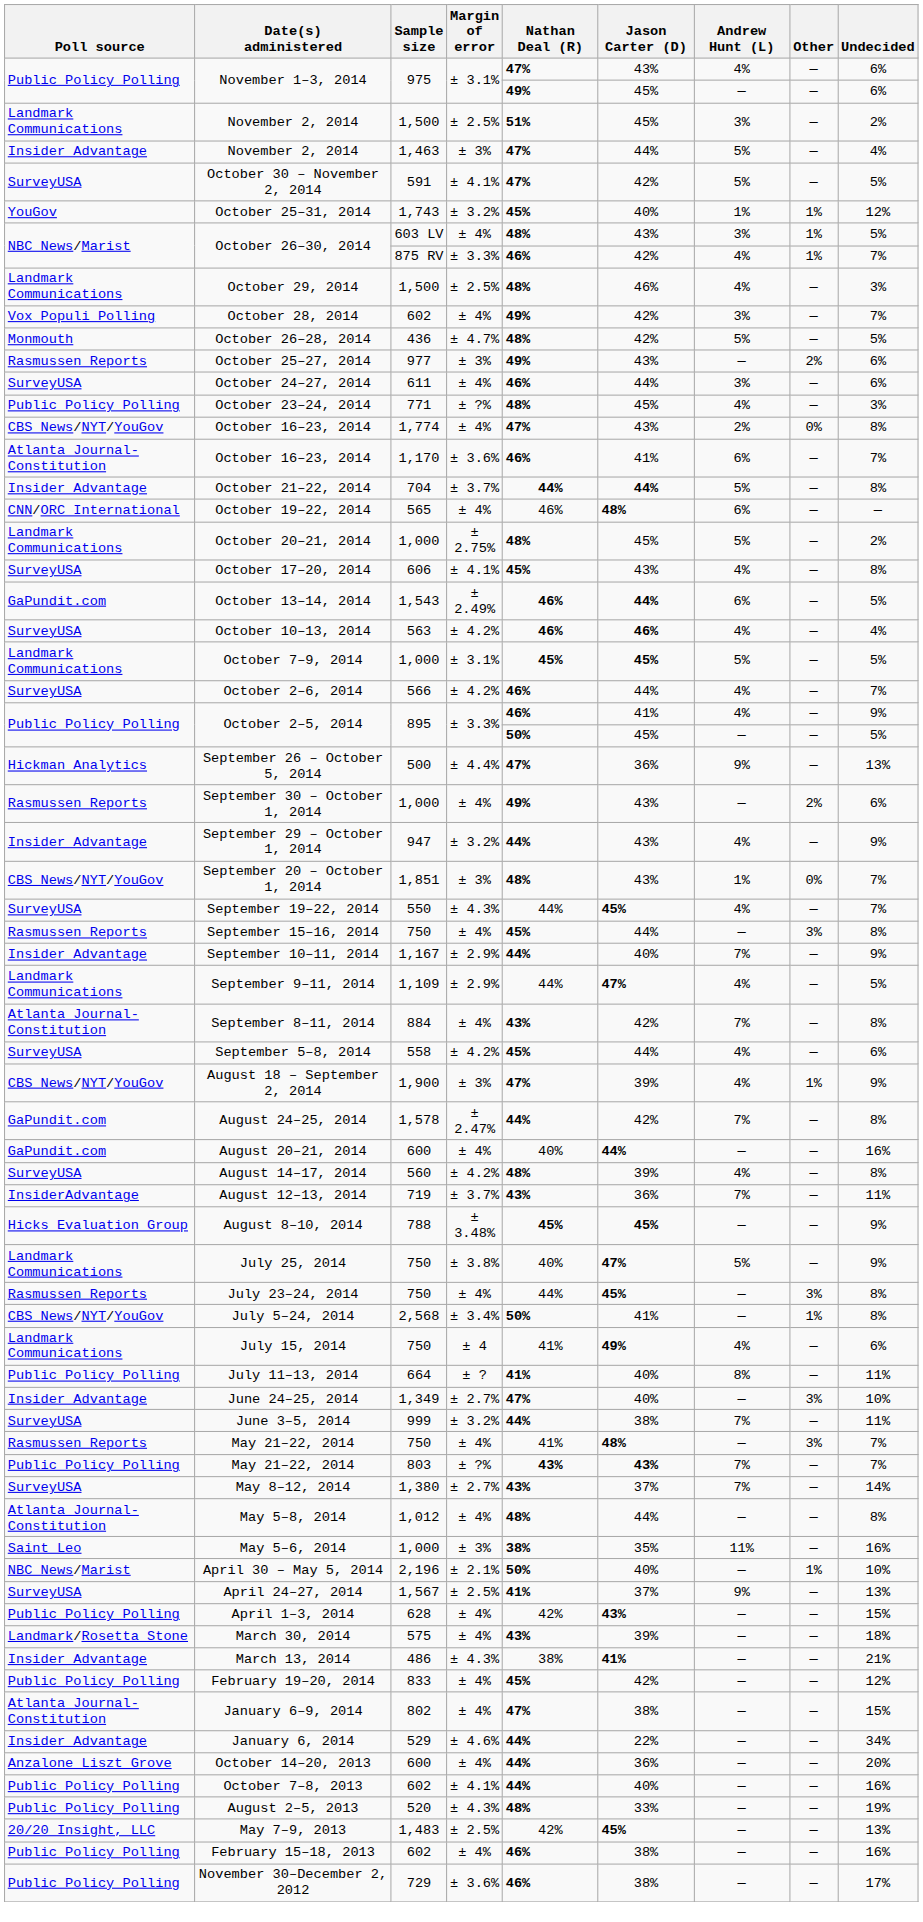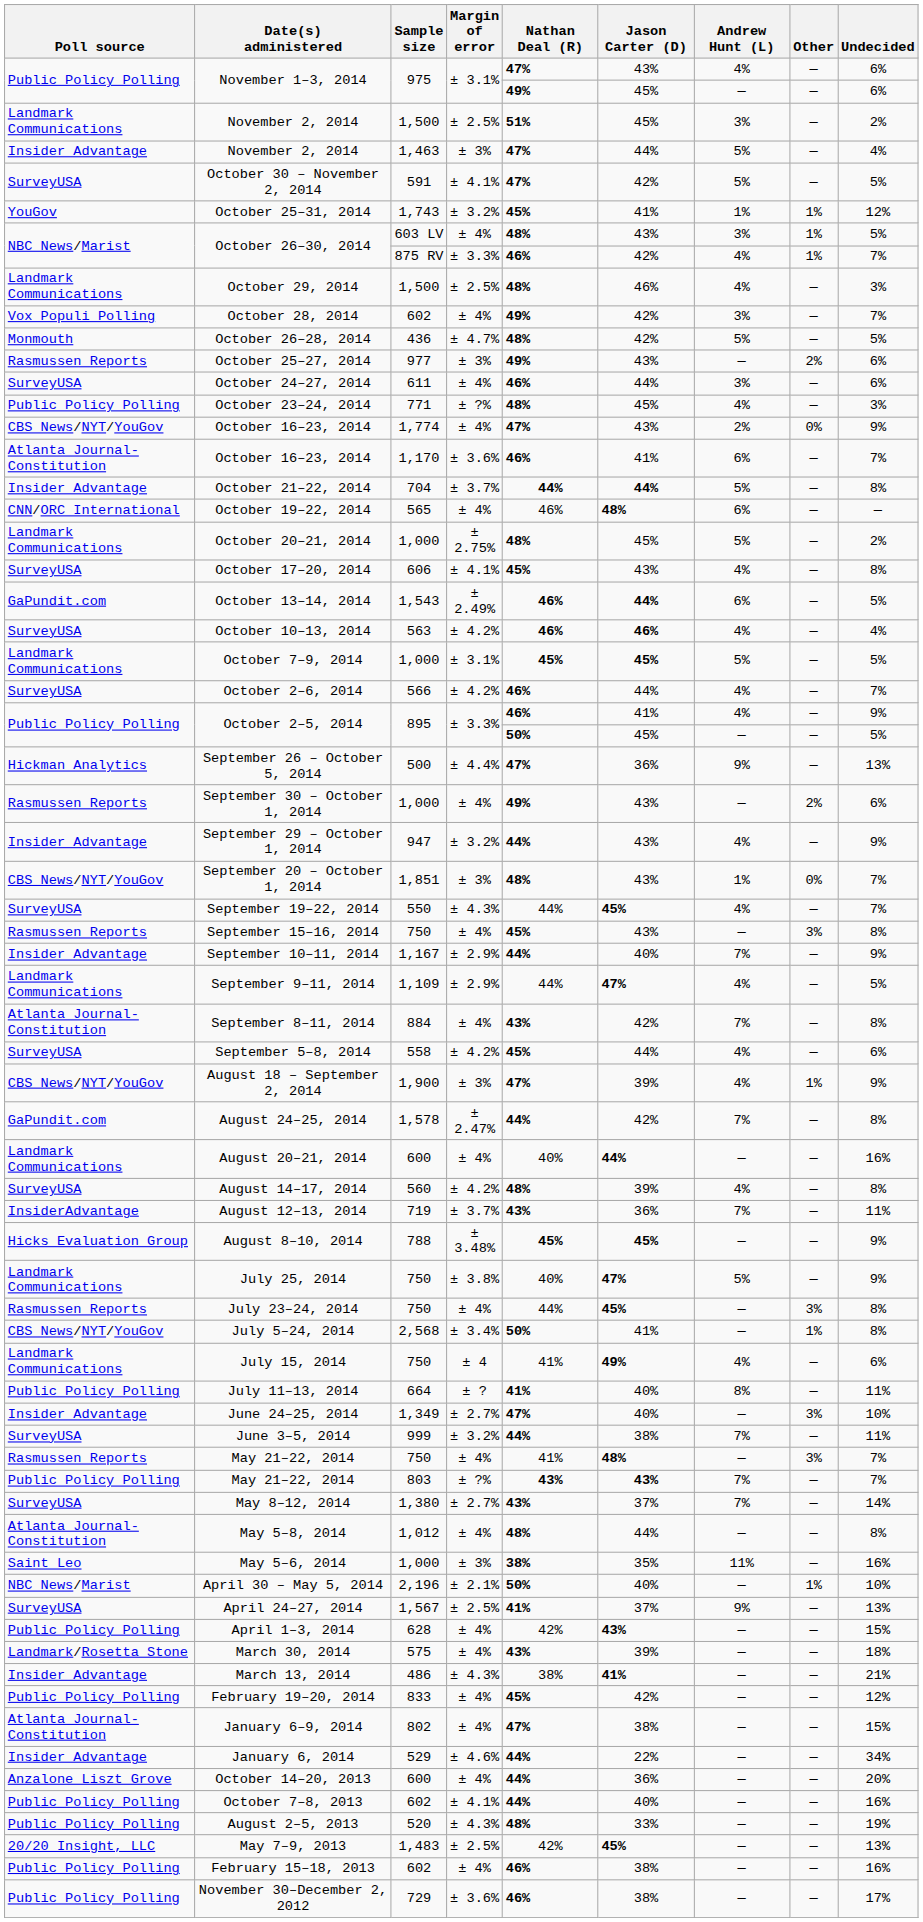(646, 212) 40% -> (646, 212) 41%
(878, 428) 8% -> (878, 428) 9%
(646, 932) 44% -> (646, 932) 43%
(57, 1151) GaPundit.com -> (65, 1159) Landmark Communications
